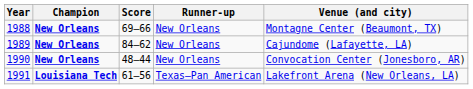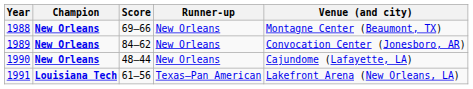(339, 44) Cajundome (Lafayette, LA) -> (366, 44) Convocation Center (Jonesboro, AR)
(366, 60) Convocation Center (Jonesboro, AR) -> (339, 60) Cajundome (Lafayette, LA)
